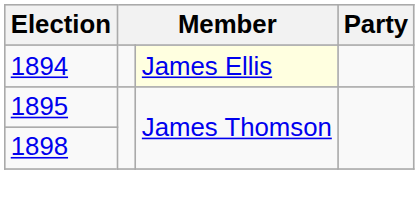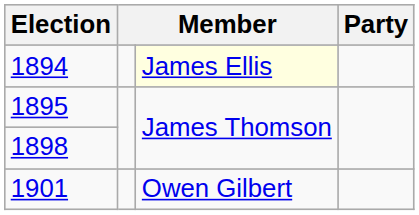+ row: (39, 188)
